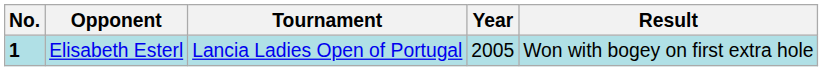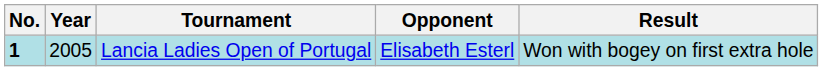columns swapped: (493, 20) <-> (116, 20)
